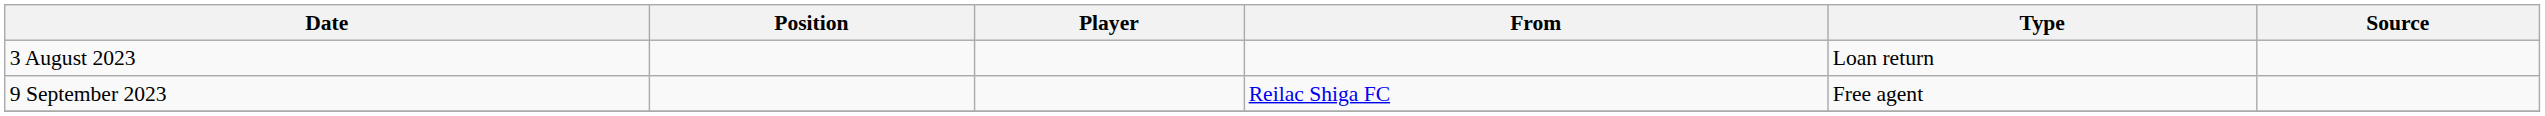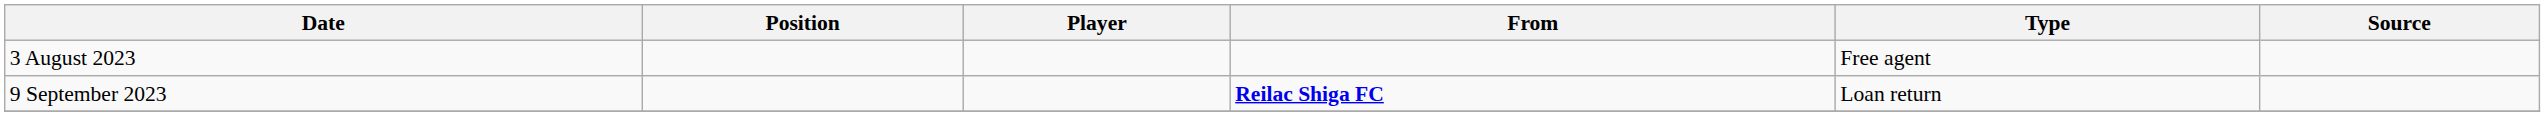(1883, 58) Loan return -> (1886, 58) Free agent
(1319, 93) normal -> (1310, 93) bold
(1878, 93) Free agent -> (1891, 93) Loan return
